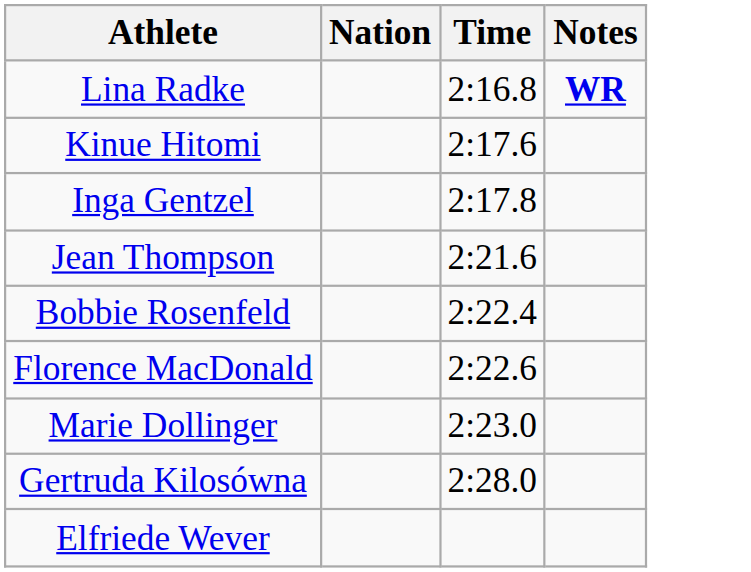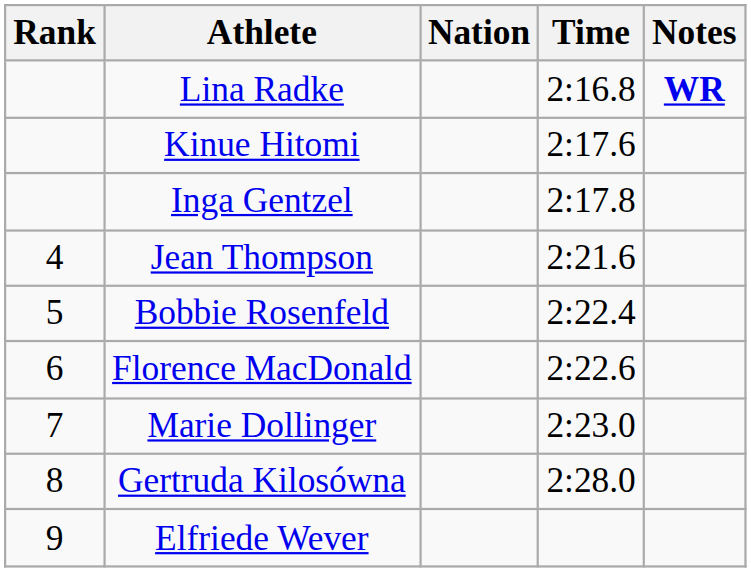+ column: (55, 32)
